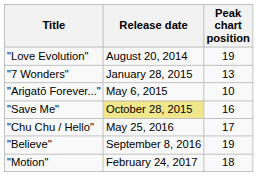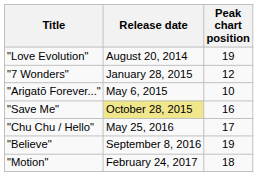(228, 74) 13 -> (228, 74) 12
